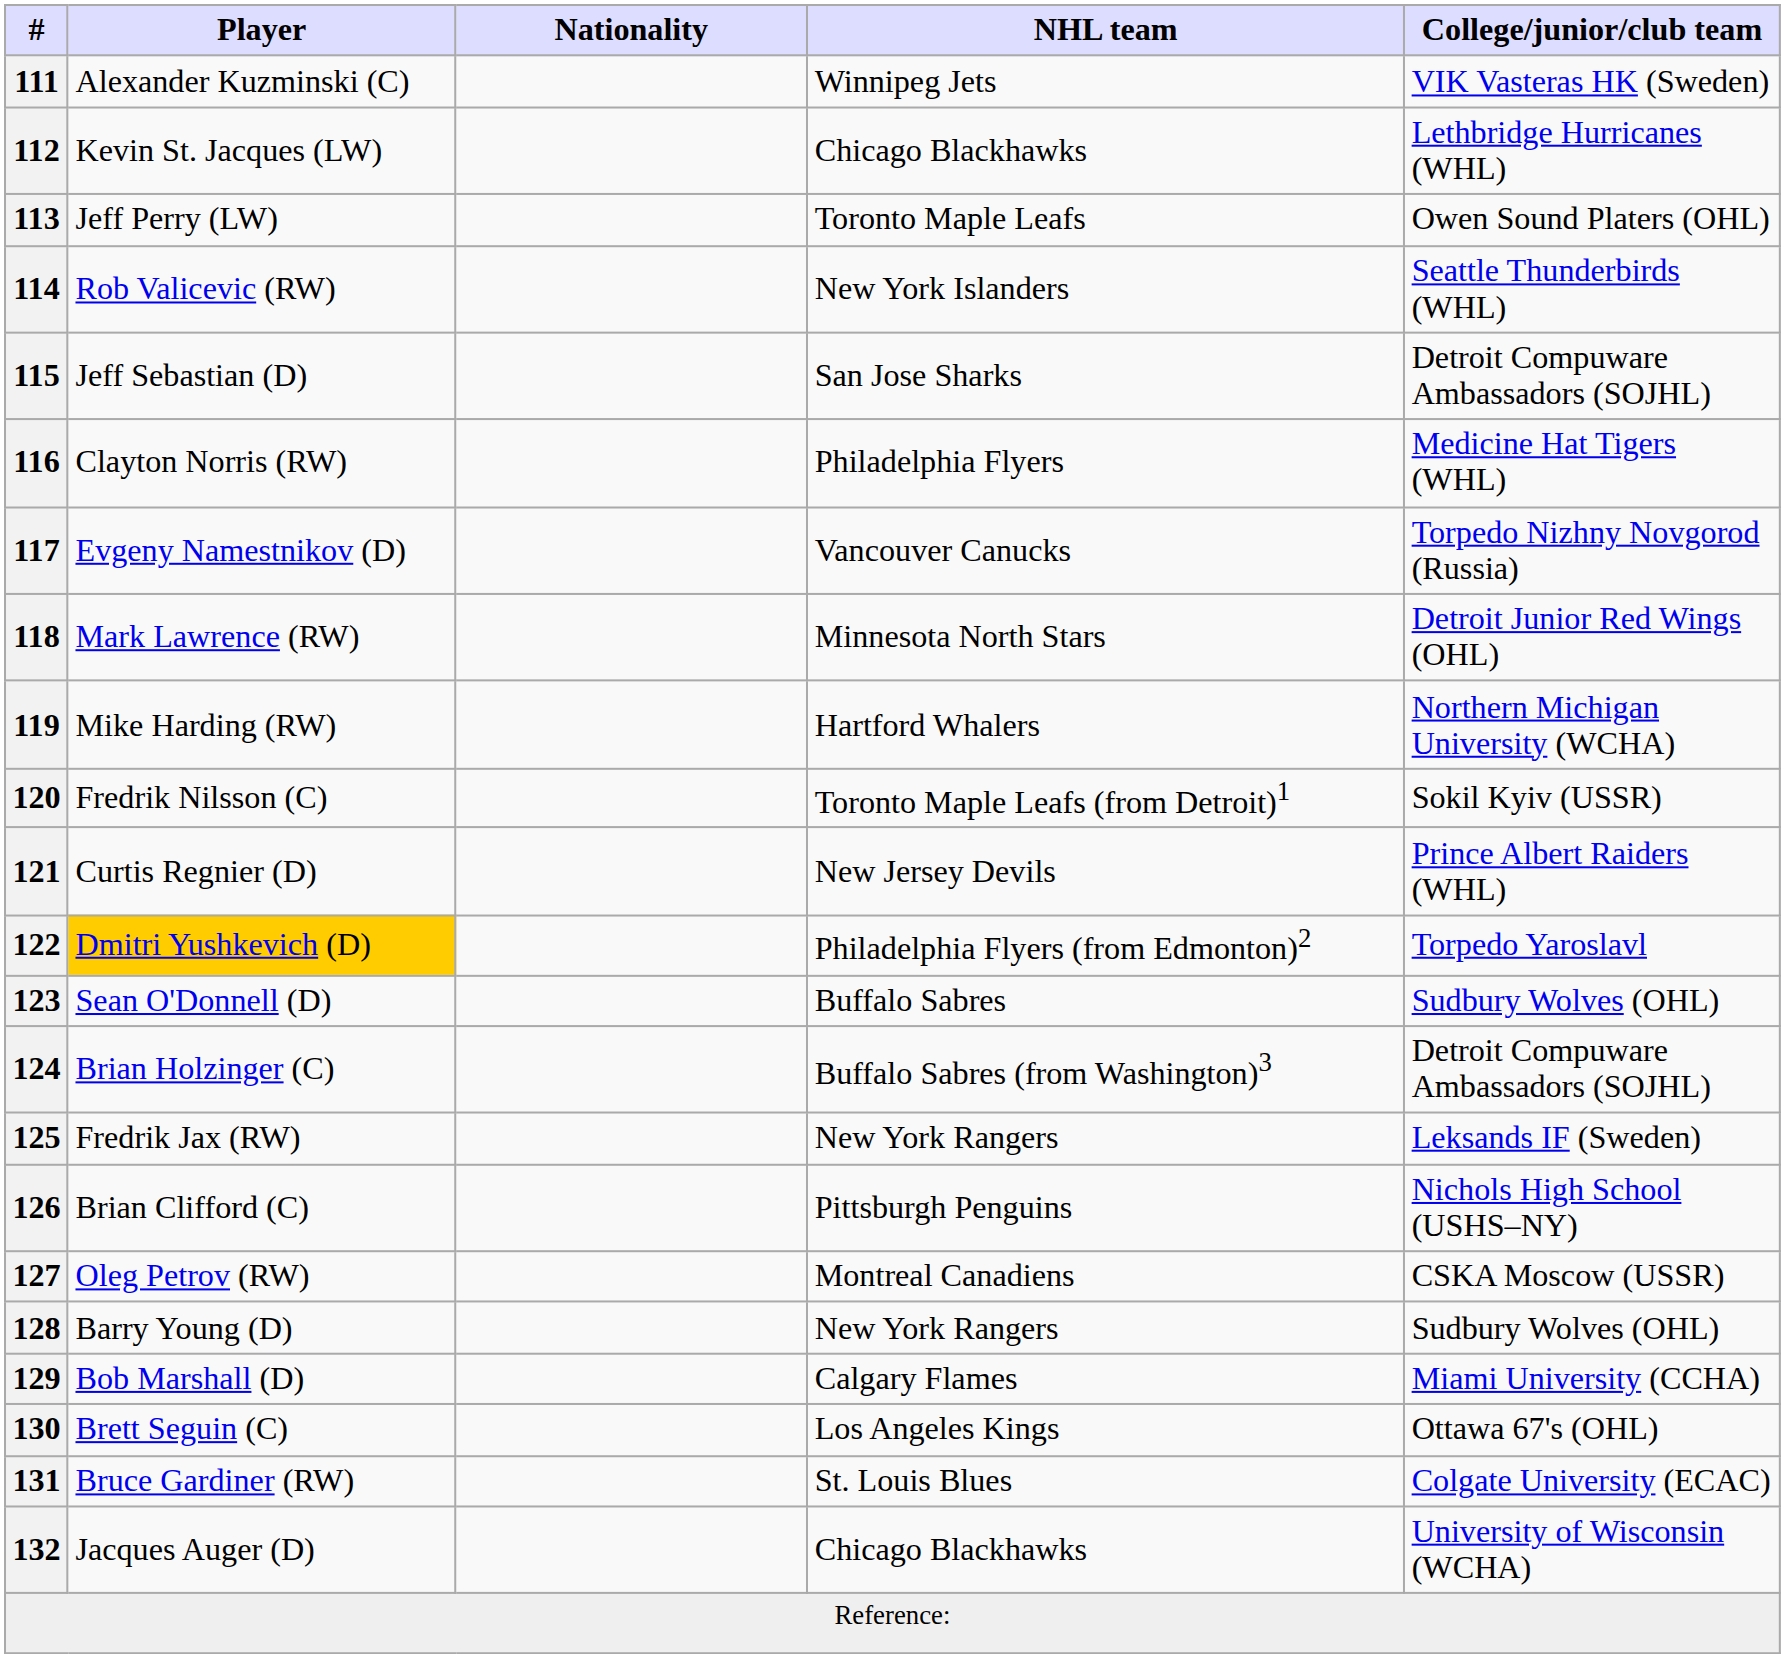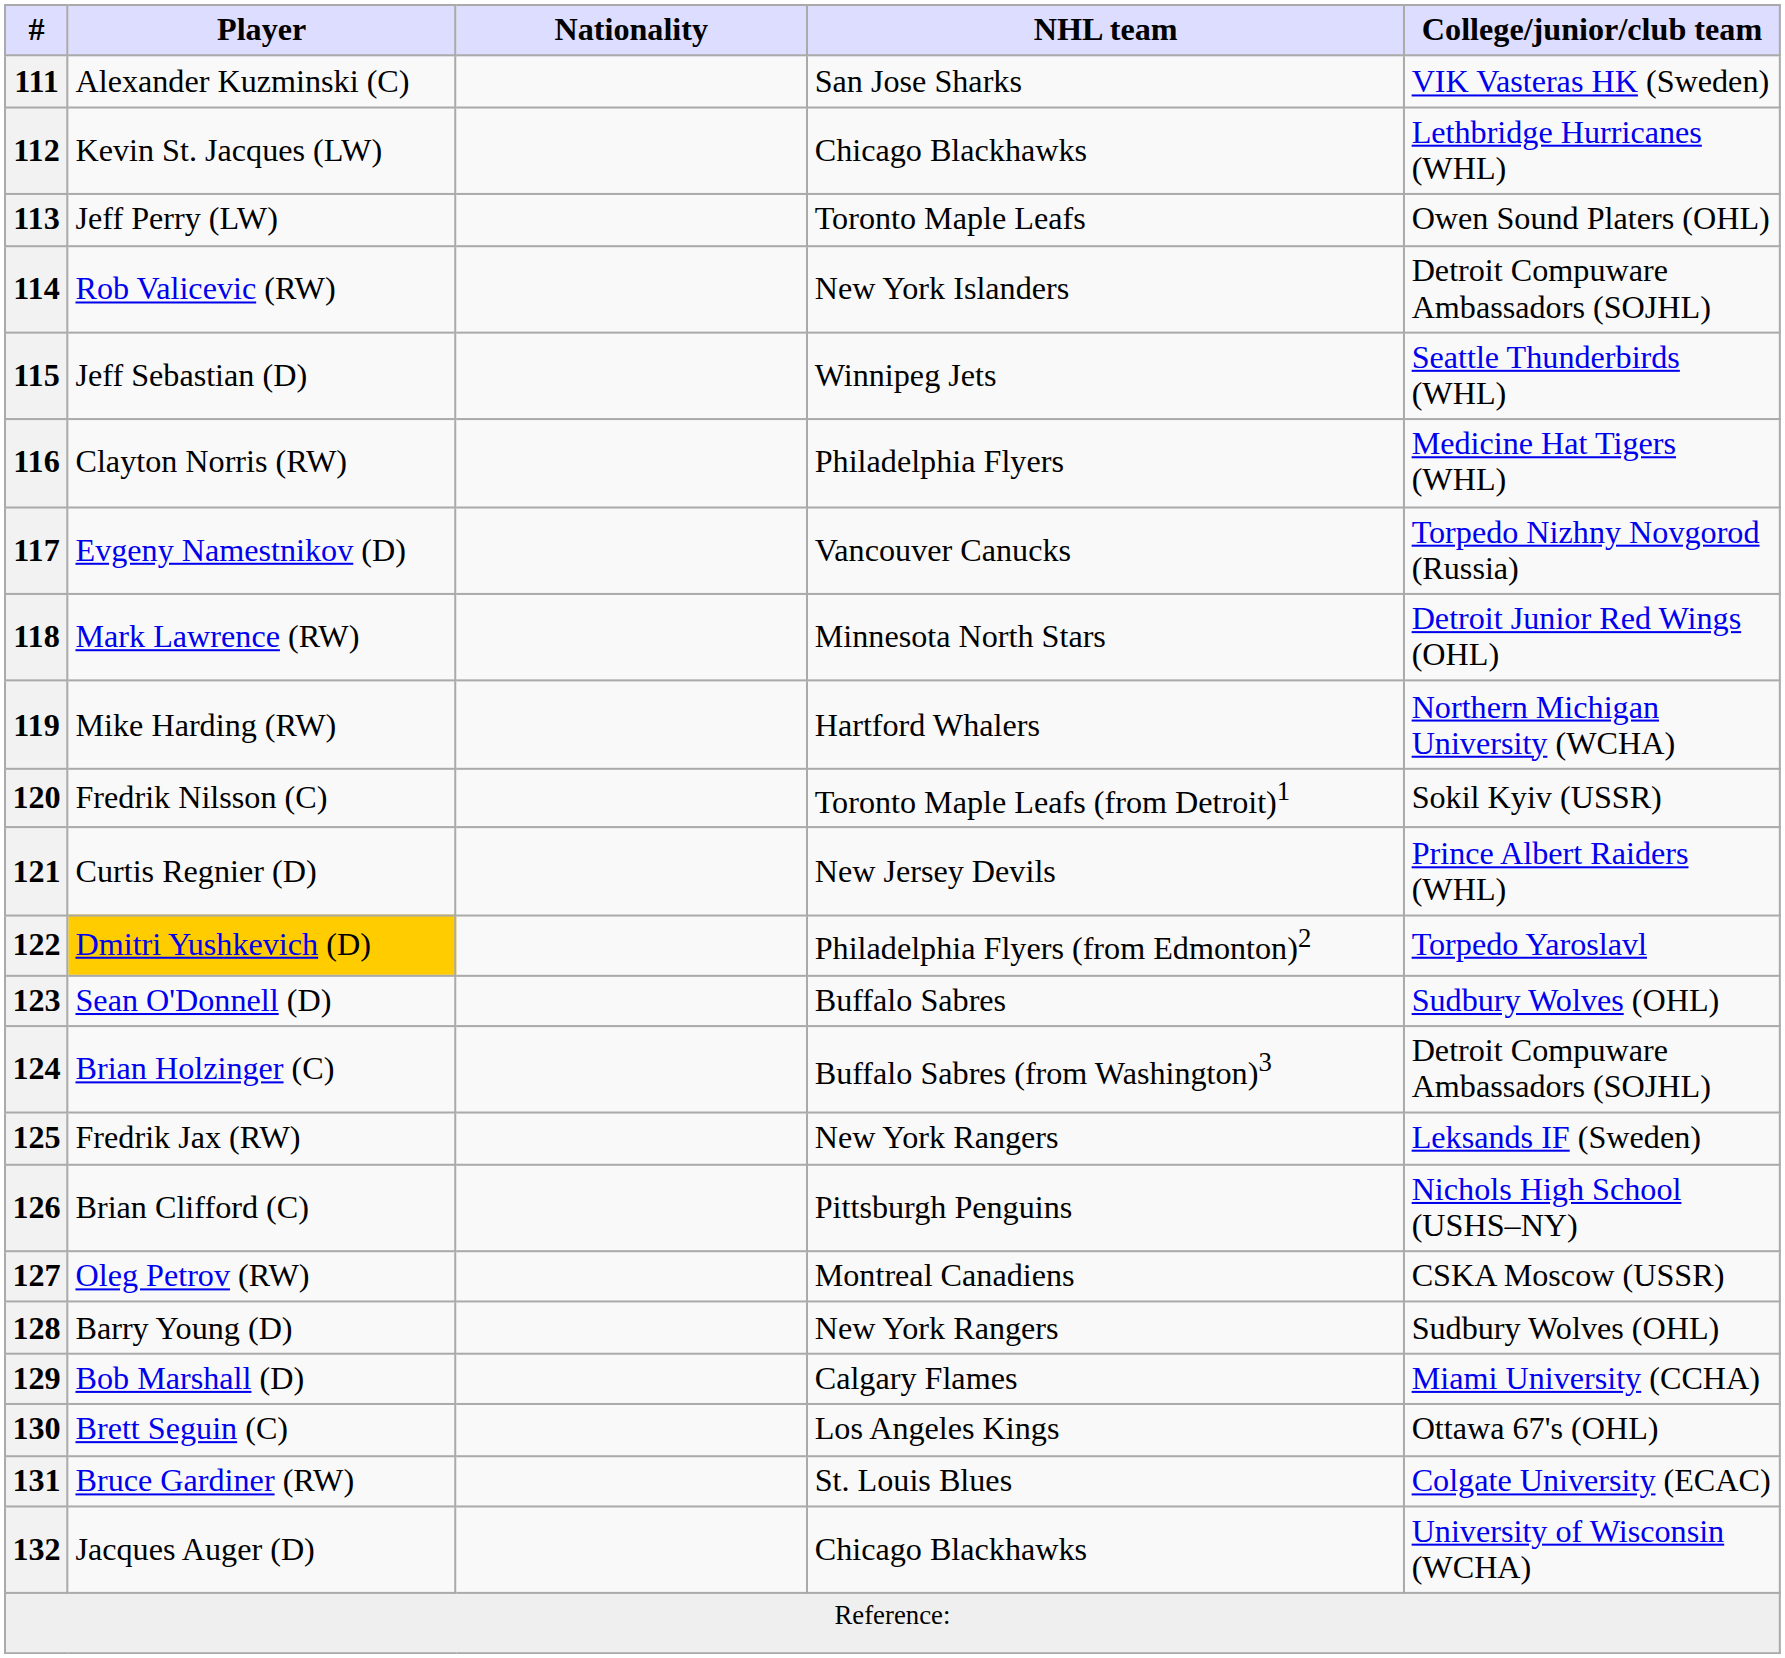(906, 81) Winnipeg Jets -> (918, 81) San Jose Sharks
(1546, 288) Seattle Thunderbirds (WHL) -> (1561, 288) Detroit Compuware Ambassadors (SOJHL)
(918, 375) San Jose Sharks -> (906, 375) Winnipeg Jets
(1561, 375) Detroit Compuware Ambassadors (SOJHL) -> (1546, 375) Seattle Thunderbirds (WHL)
